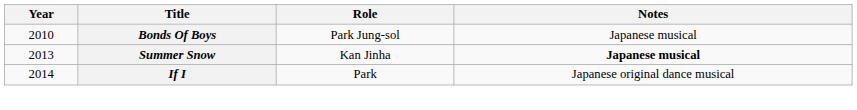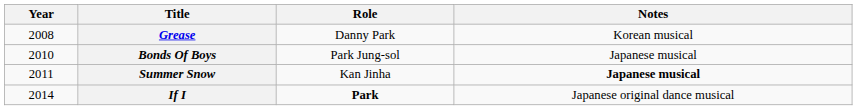+ row: (177, 34)
(41, 54) 2013 -> (41, 74) 2011
(365, 74) normal -> (365, 94) bold
